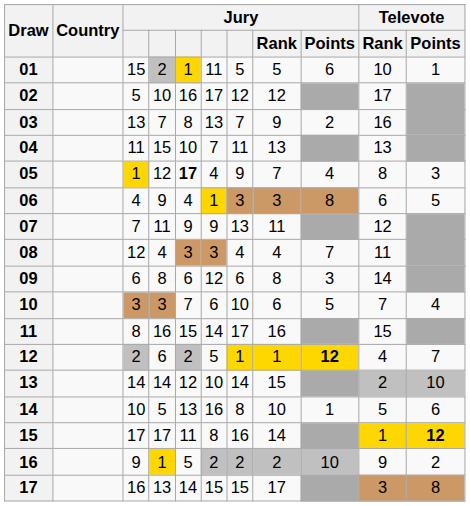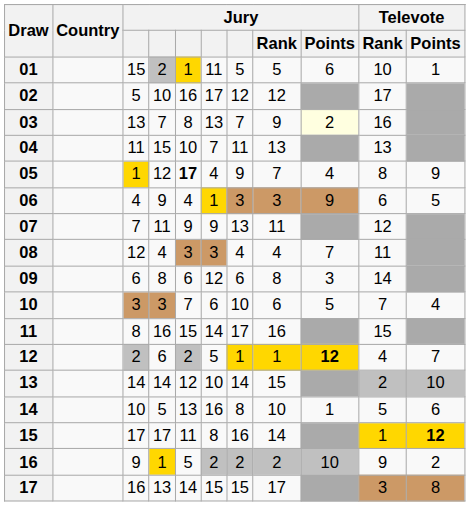(330, 122) no background -> (330, 122) lightyellow background
(436, 174) 3 -> (436, 174) 9
(330, 200) 8 -> (330, 200) 9
